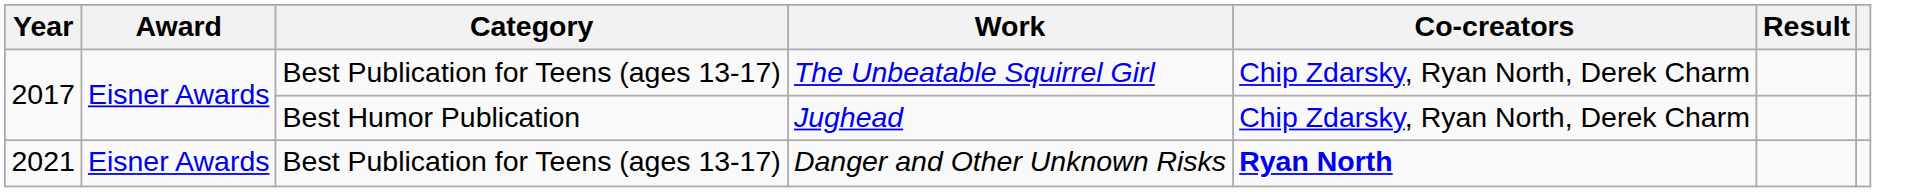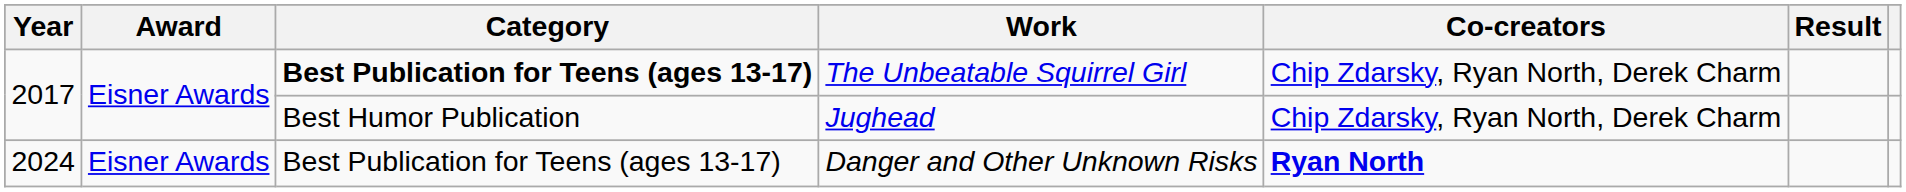(532, 72) normal -> (547, 72) bold
(43, 162) 2021 -> (43, 162) 2024
